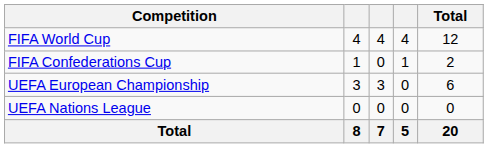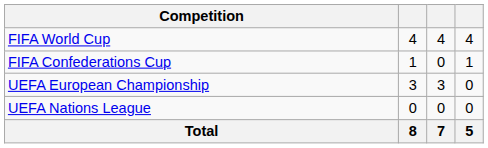- column: (450, 16)
